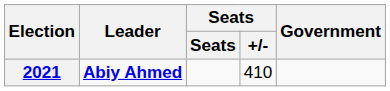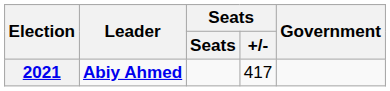(258, 72) 410 -> (258, 72) 417
